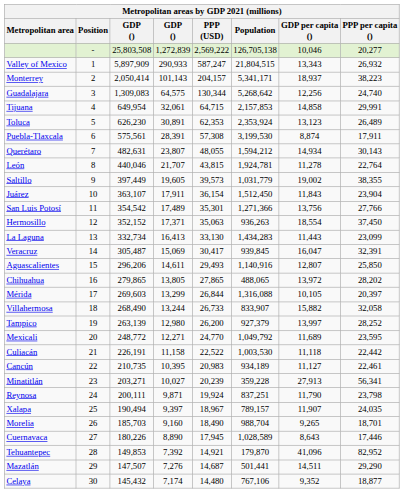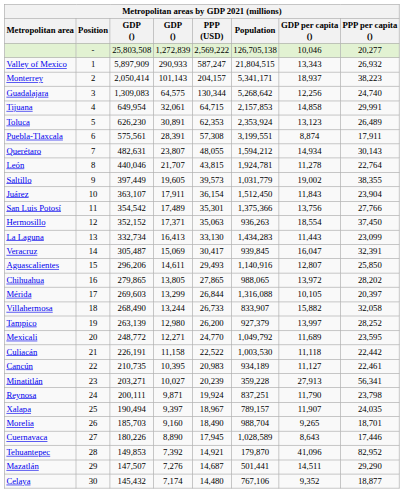(255, 136) 3,199,530 -> (255, 136) 3,199,551
(255, 208) 1,271,366 -> (255, 208) 1,375,366
(255, 279) 488,065 -> (255, 279) 988,065
